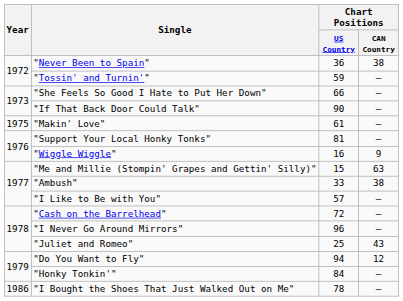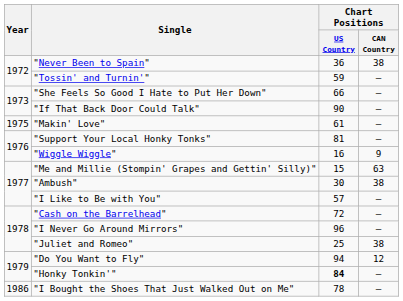(339, 184) 33 -> (339, 184) 30
(379, 244) 43 -> (379, 244) 38
(339, 274) normal -> (339, 274) bold
